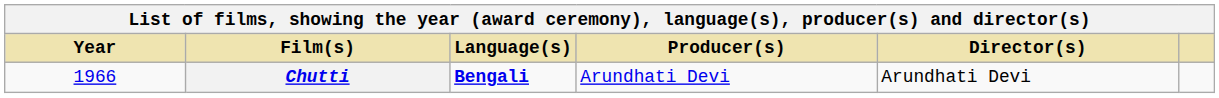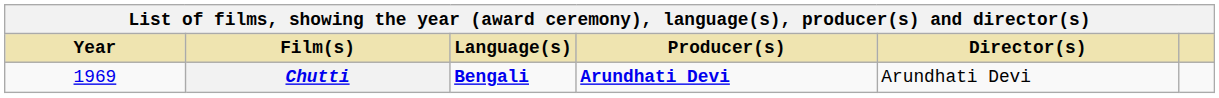(95, 77) 1966 -> (95, 77) 1969
(655, 77) normal -> (655, 77) bold
